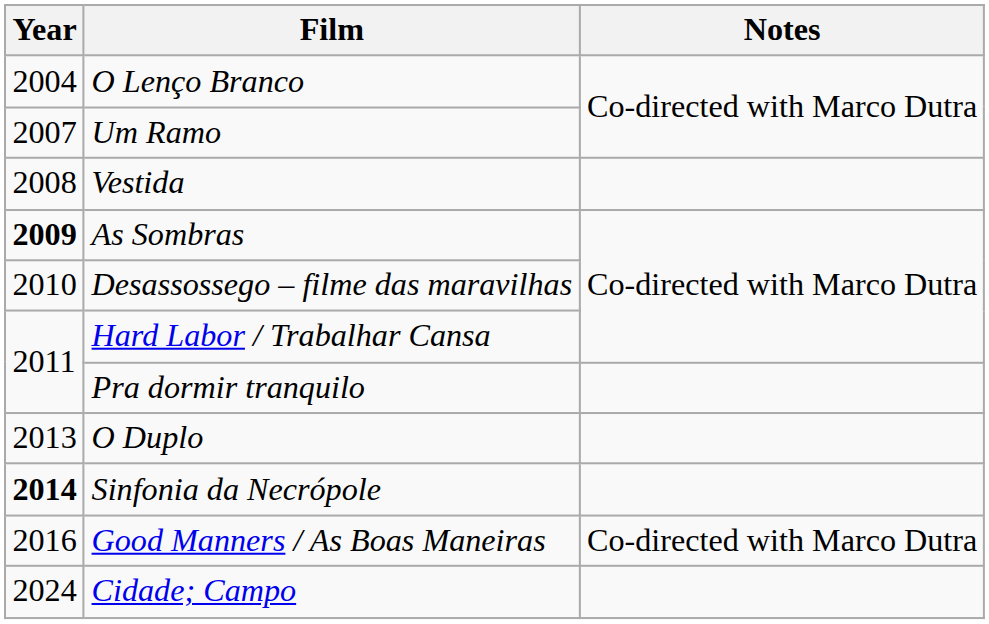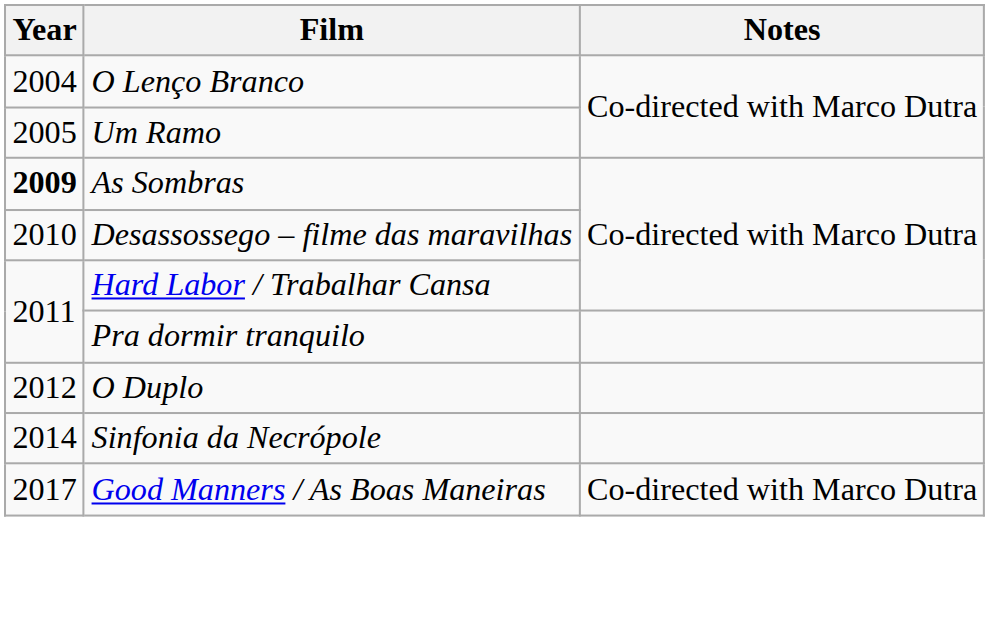(45, 132) 2007 -> (45, 132) 2005
- row: (138, 183)
(45, 438) 2013 -> (45, 387) 2012
(45, 489) bold -> (45, 438) normal
(45, 540) 2016 -> (45, 489) 2017
- row: (194, 591)
